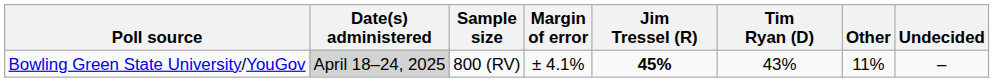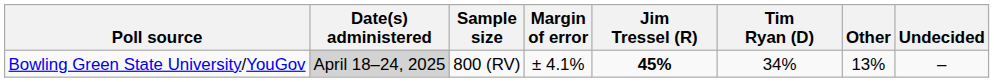(780, 64) 43% -> (780, 64) 34%
(868, 64) 11% -> (868, 64) 13%
